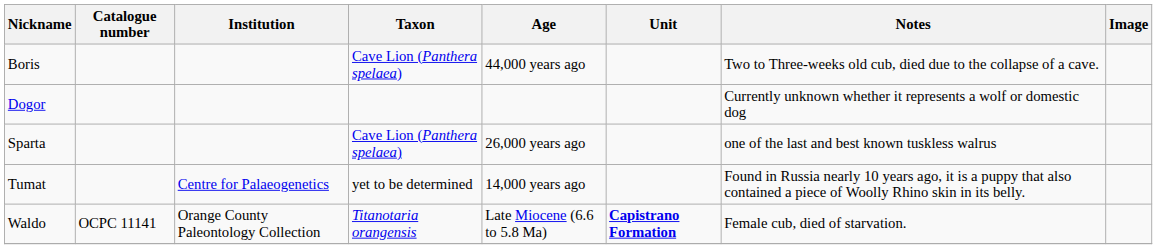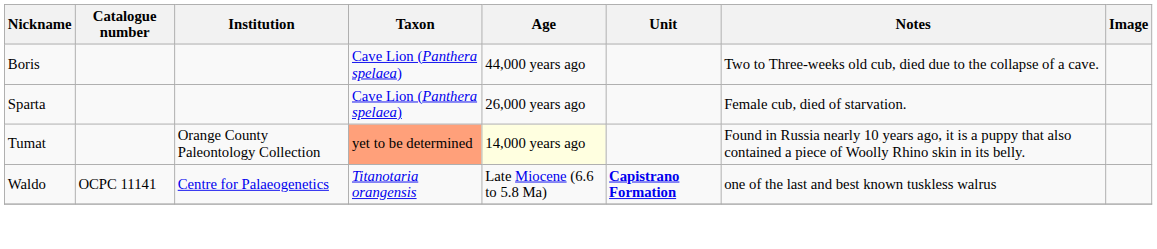- row: (27, 104)
(860, 144) one of the last and best known tuskless walrus -> (815, 104) Female cub, died of starvation.
(253, 184) Centre for Palaeogenetics -> (249, 144) Orange County Paleontology Collection
(412, 184) no background -> (412, 144) lightsalmon background
(535, 184) no background -> (535, 144) lightyellow background
(249, 223) Orange County Paleontology Collection -> (253, 184) Centre for Palaeogenetics
(815, 223) Female cub, died of starvation. -> (860, 184) one of the last and best known tuskless walrus
